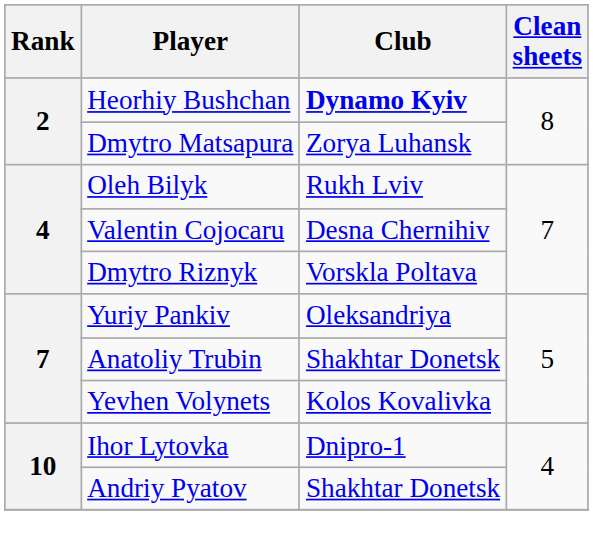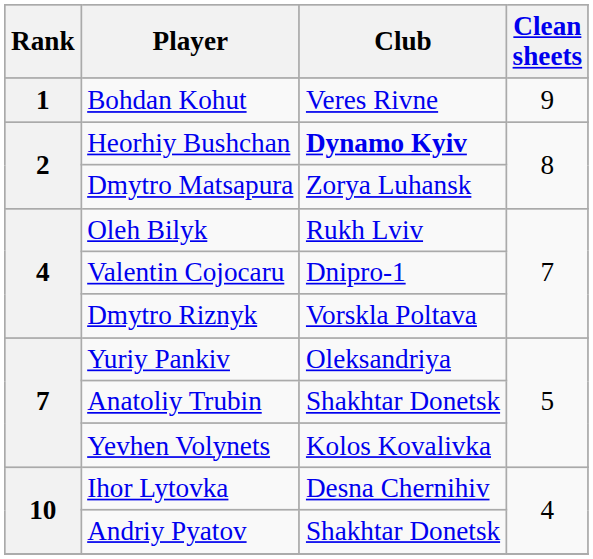+ row: (167, 99)
(398, 229) Desna Chernihiv -> (356, 272) Dnipro-1
(356, 444) Dnipro-1 -> (398, 488) Desna Chernihiv
